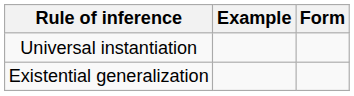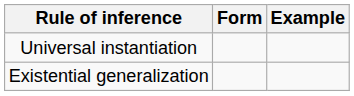columns swapped: (322, 18) <-> (254, 18)
